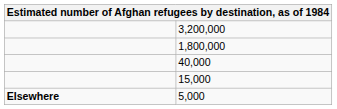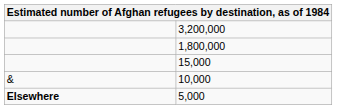- row: (194, 63)
+ row: (194, 79)
